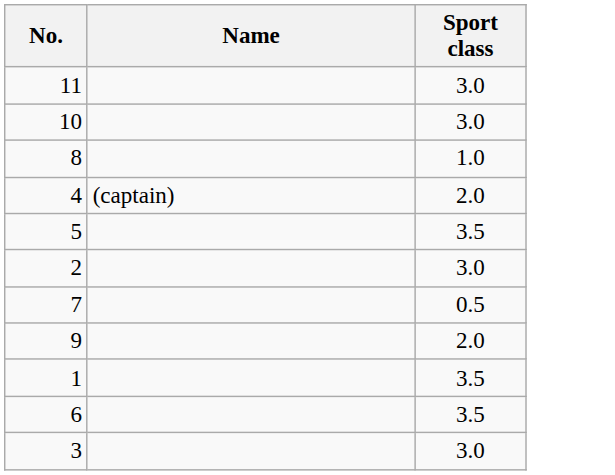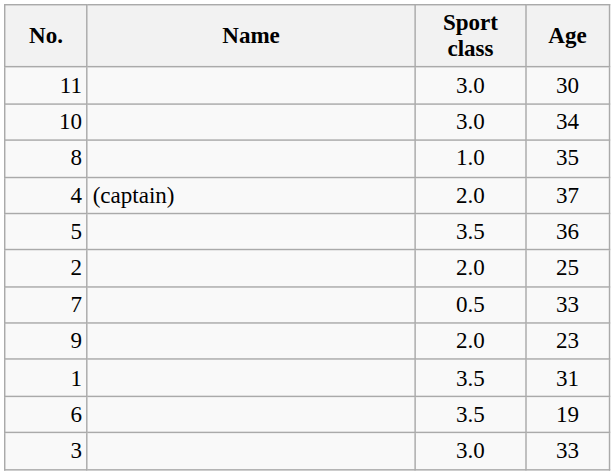+ column: (567, 35)
(470, 267) 3.0 -> (470, 267) 2.0
